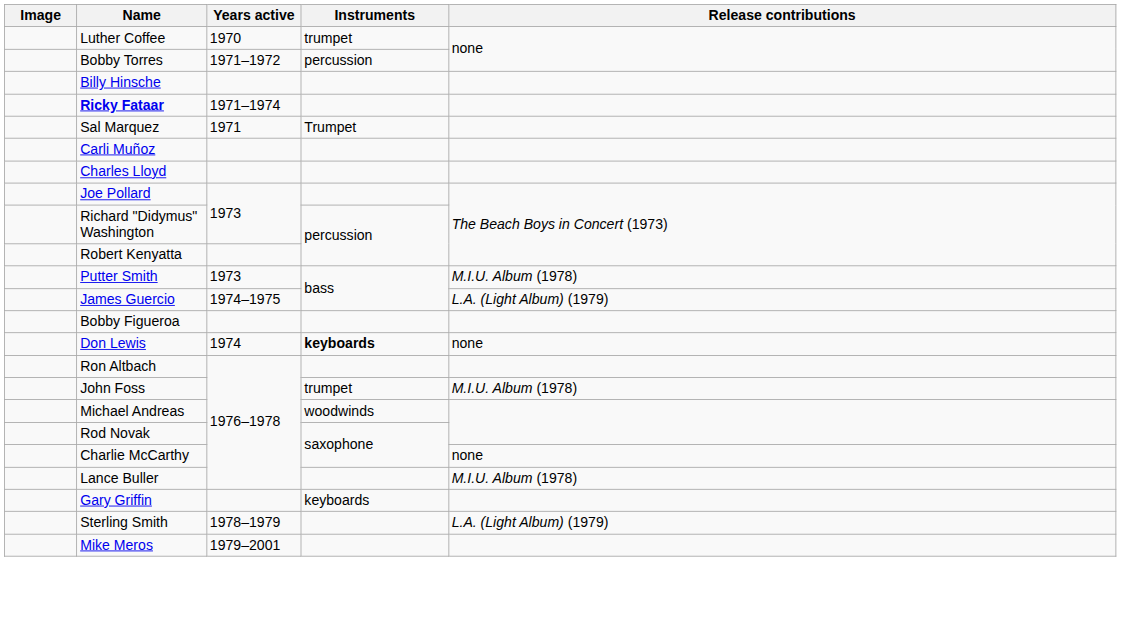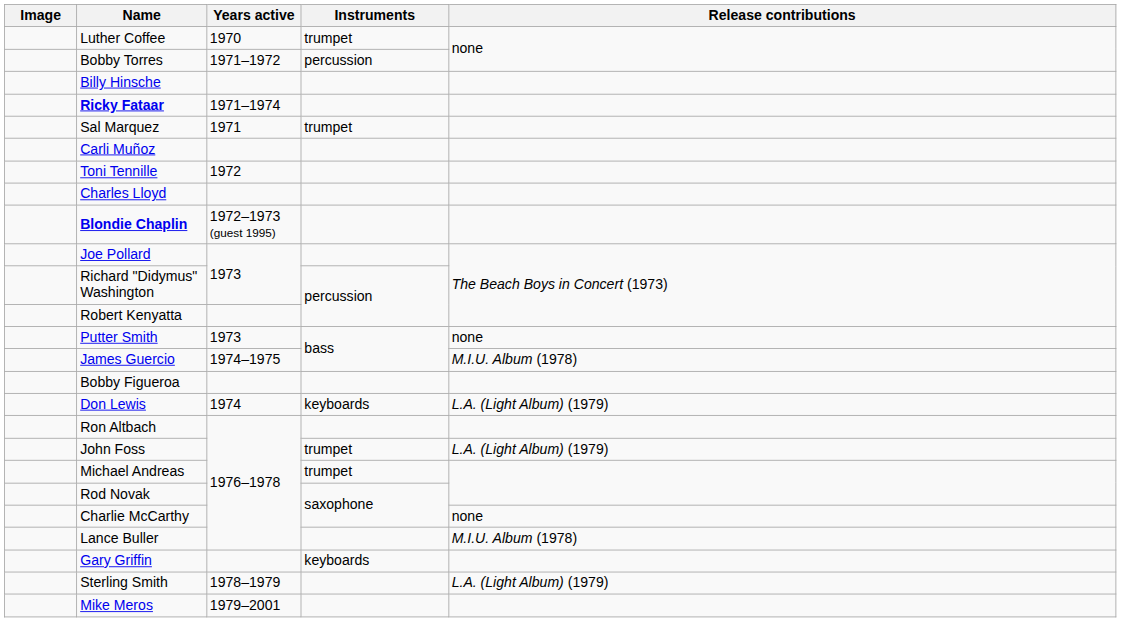(330, 127) Trumpet -> (328, 127) trumpet
+ row: (119, 171)
+ row: (134, 224)
(514, 277) M.I.U. Album (1978) -> (467, 337) none
(530, 299) L.A. (Light Album) (1979) -> (514, 359) M.I.U. Album (1978)
(340, 344) bold -> (337, 404) normal
(467, 344) none -> (530, 404) L.A. (Light Album) (1979)
(514, 388) M.I.U. Album (1978) -> (530, 449) L.A. (Light Album) (1979)
(339, 411) woodwinds -> (328, 471) trumpet
